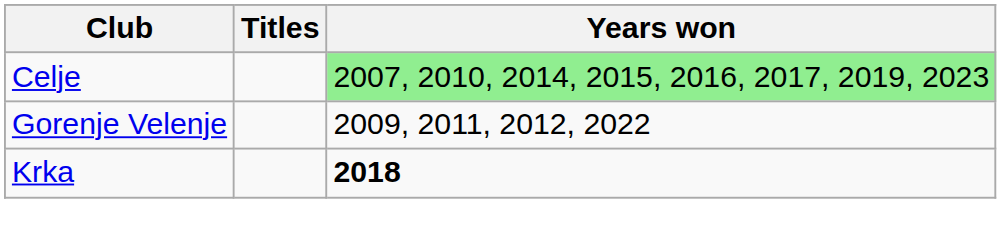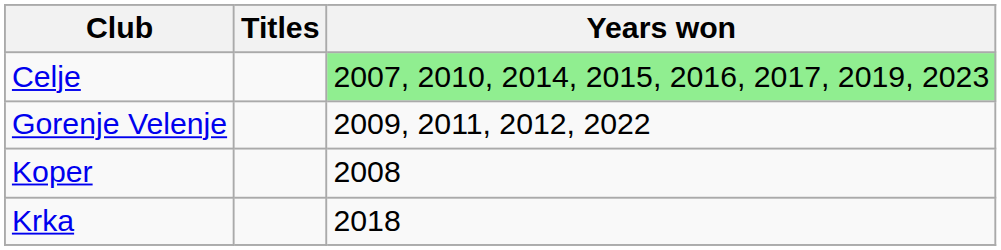+ row: (52, 172)
(367, 172) bold -> (367, 220) normal
